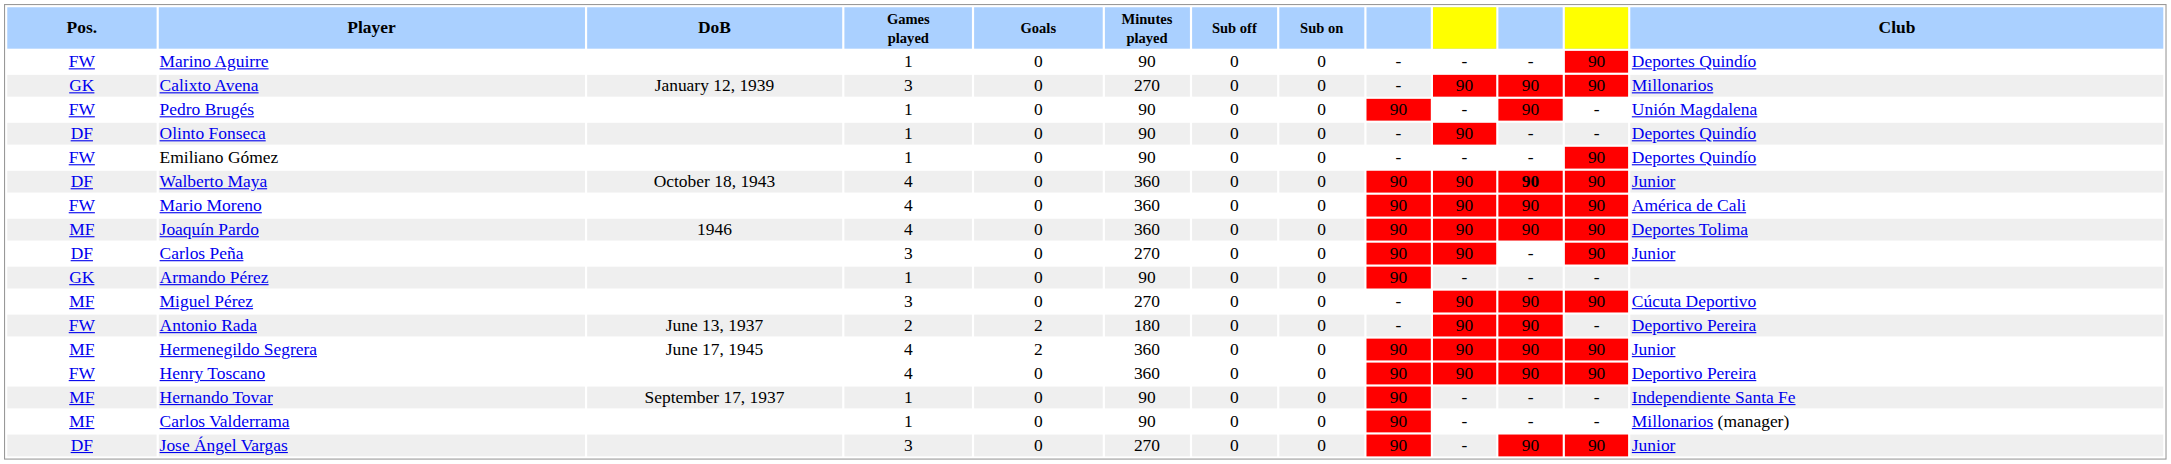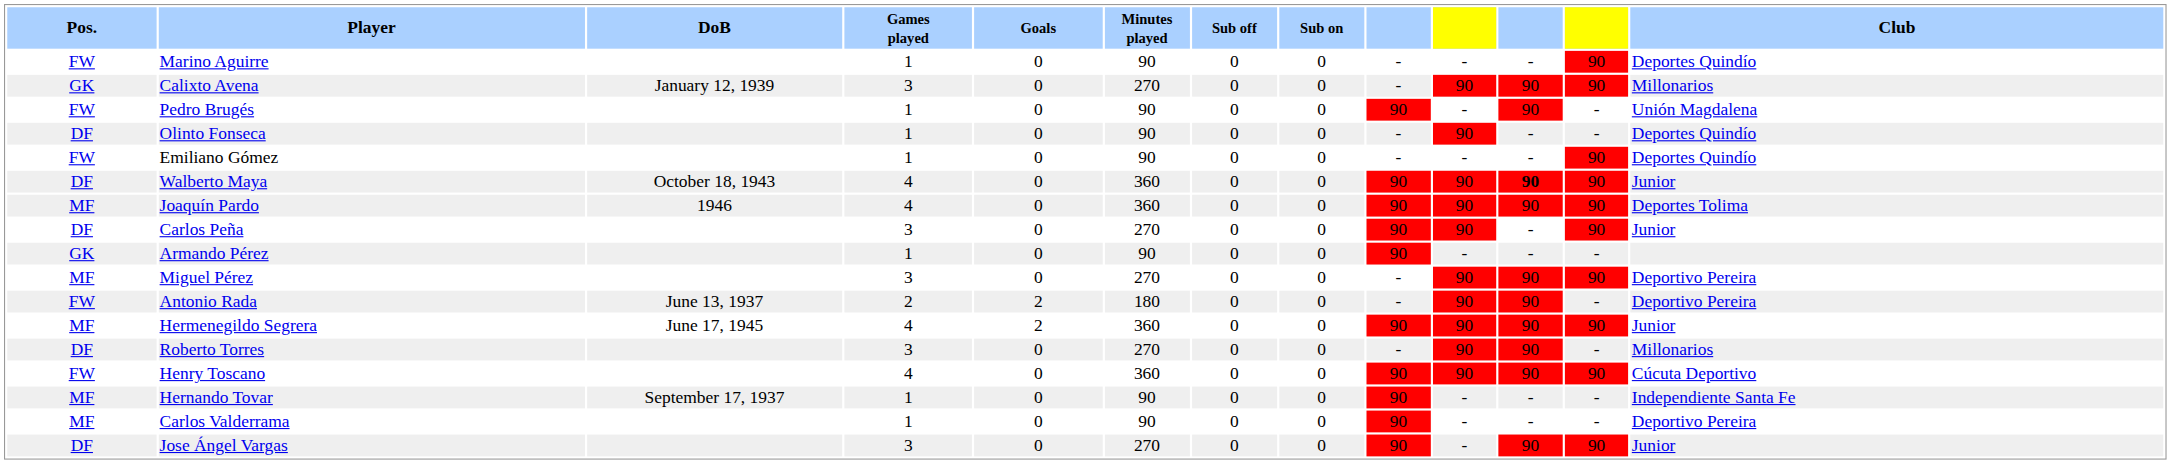- row: (211, 205)
(1694, 301) Cúcuta Deportivo -> (1694, 277) Deportivo Pereira
+ row: (212, 349)
(1694, 373) Deportivo Pereira -> (1694, 373) Cúcuta Deportivo
(1711, 421) Millonarios (manager) -> (1694, 421) Deportivo Pereira
